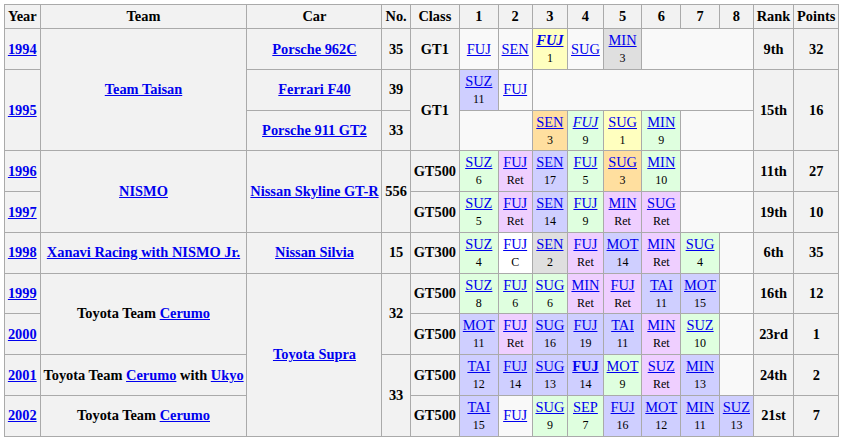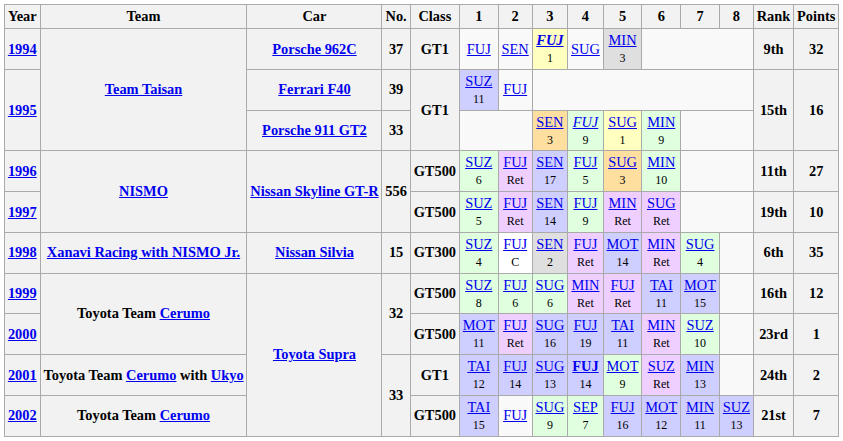(396, 49) 35 -> (396, 49) 37
(435, 375) GT500 -> (435, 375) GT1
